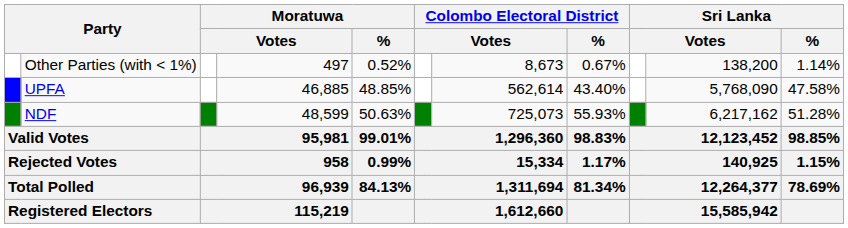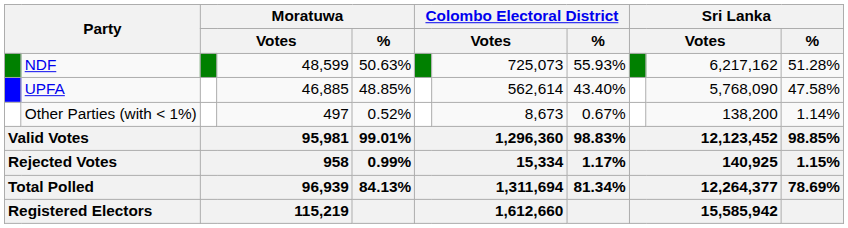rows swapped: (40, 114) <-> (111, 65)
